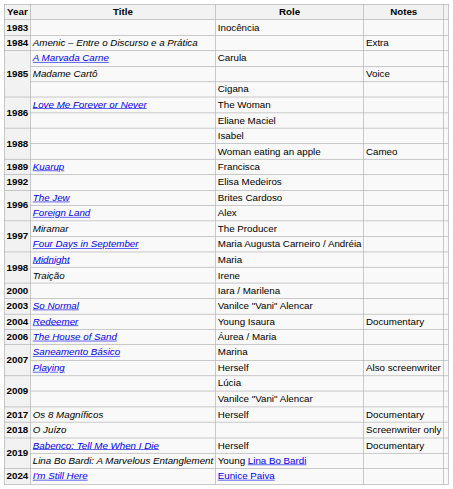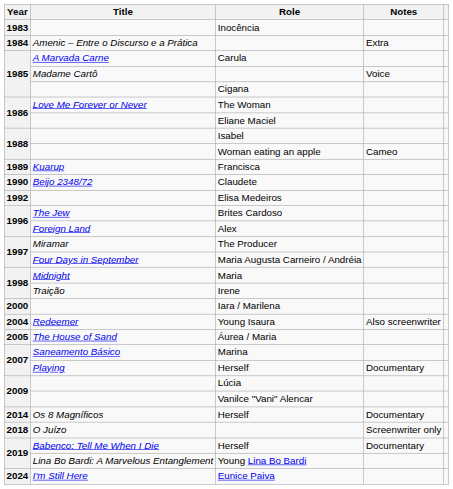+ row: (63, 182)
- row: (56, 306)
(395, 321) Documentary -> (403, 321) Also screenwriter
(17, 337) 2006 -> (17, 337) 2005
(403, 368) Also screenwriter -> (395, 368) Documentary
(17, 414) 2017 -> (17, 414) 2014
